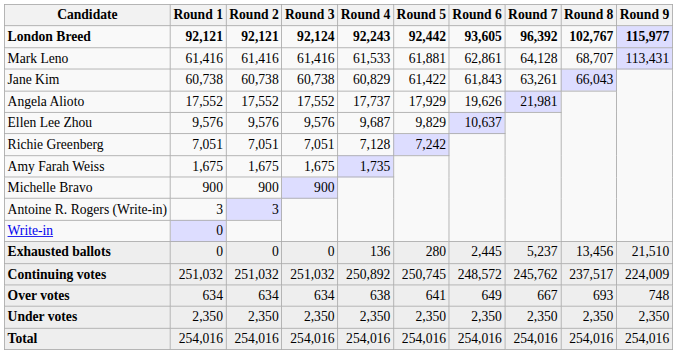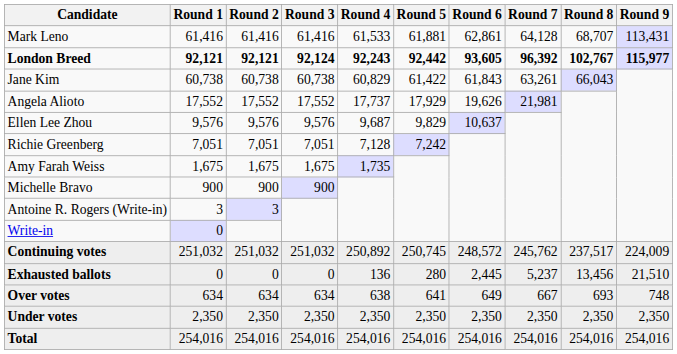rows swapped: (49, 36) <-> (38, 58)
rows swapped: (57, 274) <-> (59, 252)
